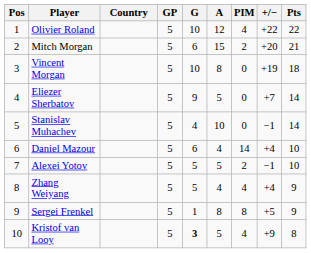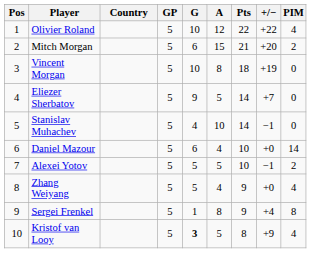columns swapped: (294, 12) <-> (244, 12)
(269, 148) +4 -> (269, 148) +0
(269, 188) +4 -> (269, 188) +0
(269, 211) +5 -> (269, 211) +4
